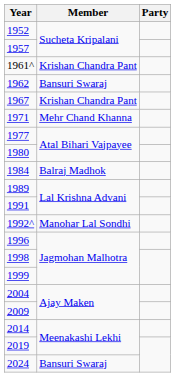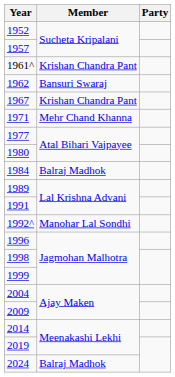(73, 363) Bansuri Swaraj -> (73, 363) Balraj Madhok
